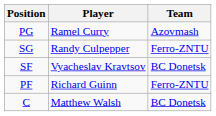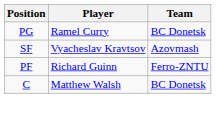(175, 31) Azovmash -> (178, 31) BC Donetsk
- row: (26, 48)
(178, 66) BC Donetsk -> (175, 48) Azovmash
